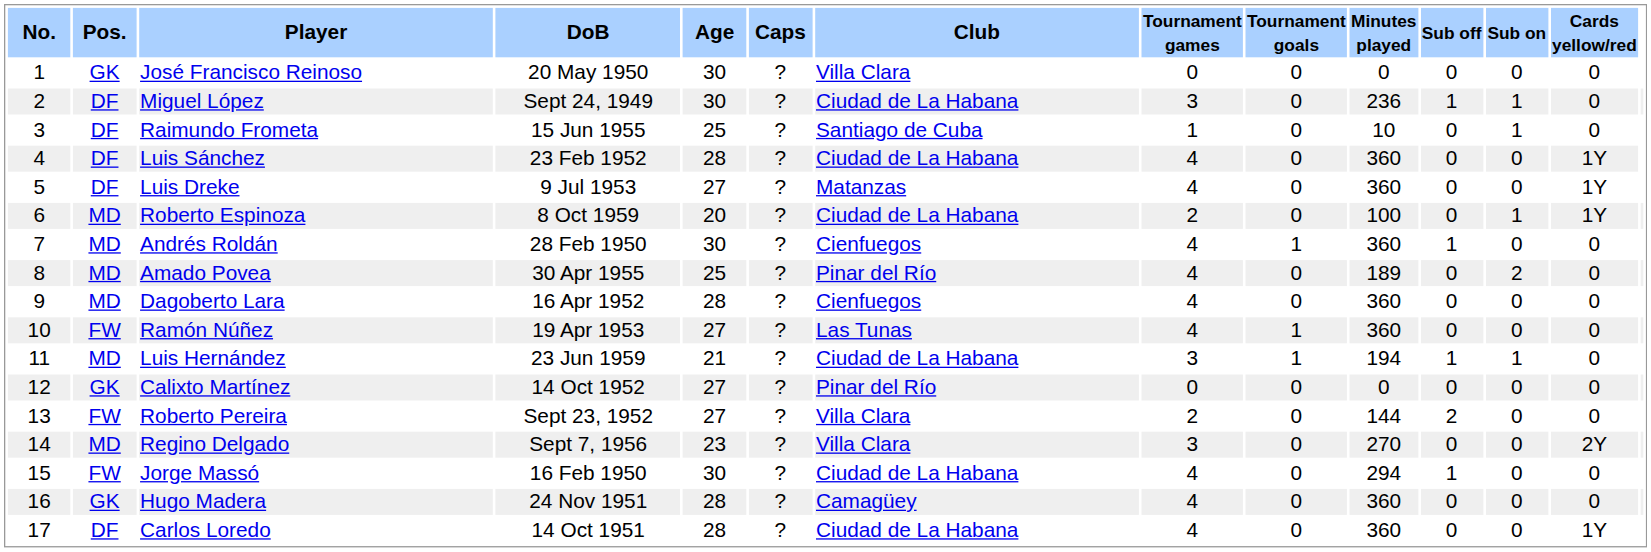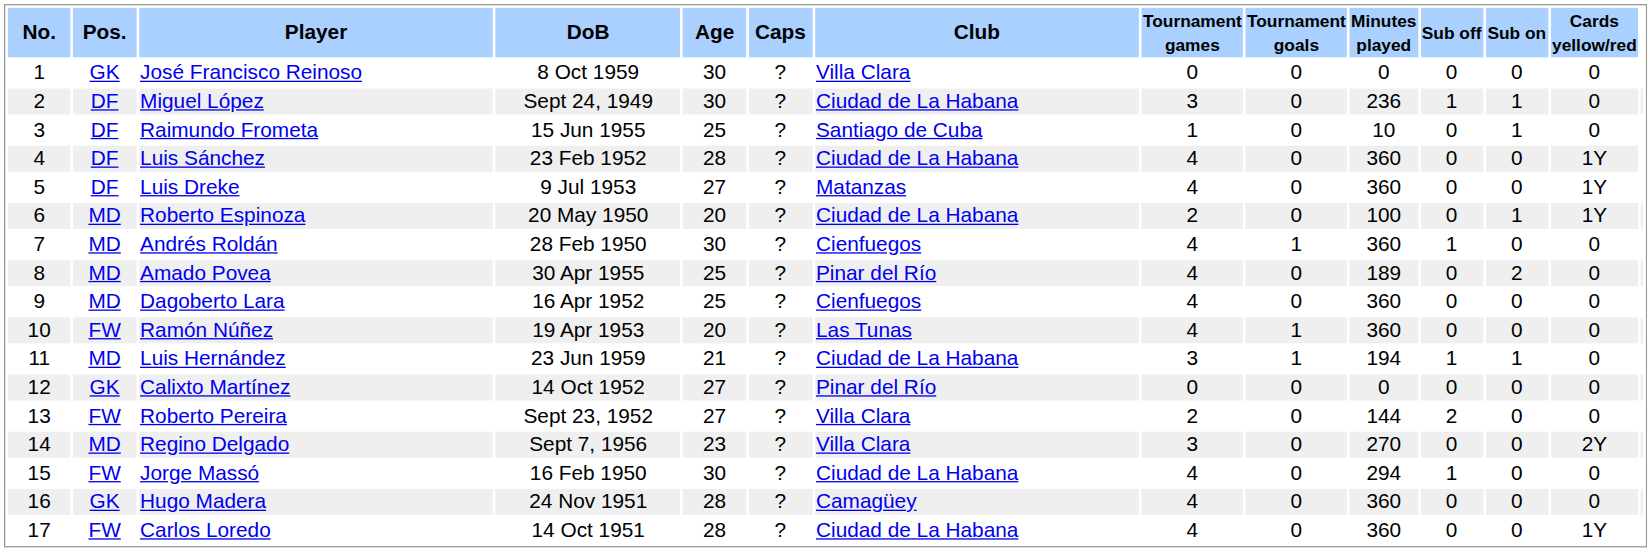(588, 72) 20 May 1950 -> (588, 72) 8 Oct 1959
(588, 215) 8 Oct 1959 -> (588, 215) 20 May 1950
(715, 301) 28 -> (715, 301) 25
(715, 330) 27 -> (715, 330) 20
(105, 530) DF -> (105, 530) FW
